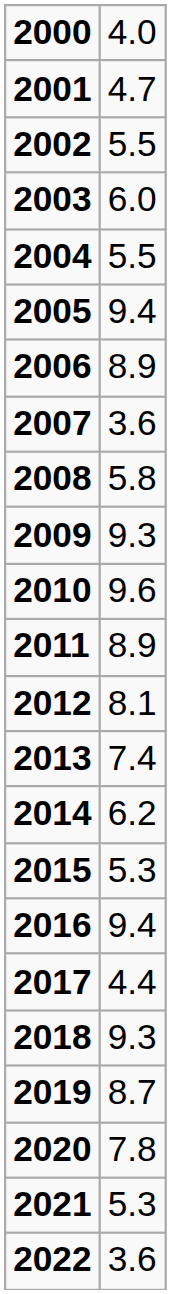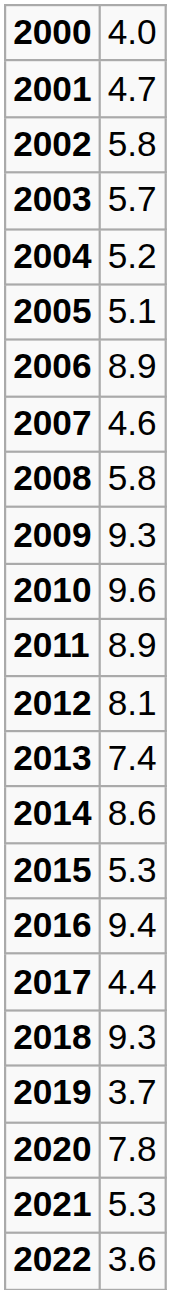(132, 144) 5.5 -> (132, 144) 5.8
(132, 199) 6.0 -> (132, 199) 5.7
(132, 255) 5.5 -> (132, 255) 5.2
(132, 311) 9.4 -> (132, 311) 5.1
(132, 423) 3.6 -> (132, 423) 4.6
(132, 813) 6.2 -> (132, 813) 8.6
(132, 1093) 8.7 -> (132, 1093) 3.7
